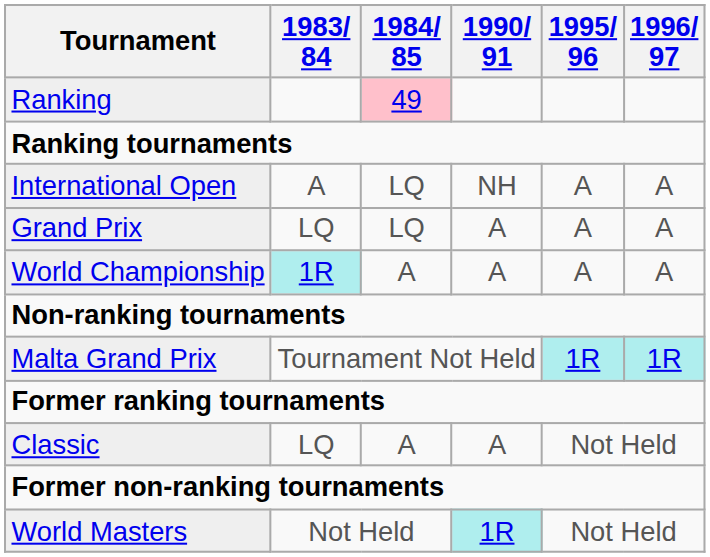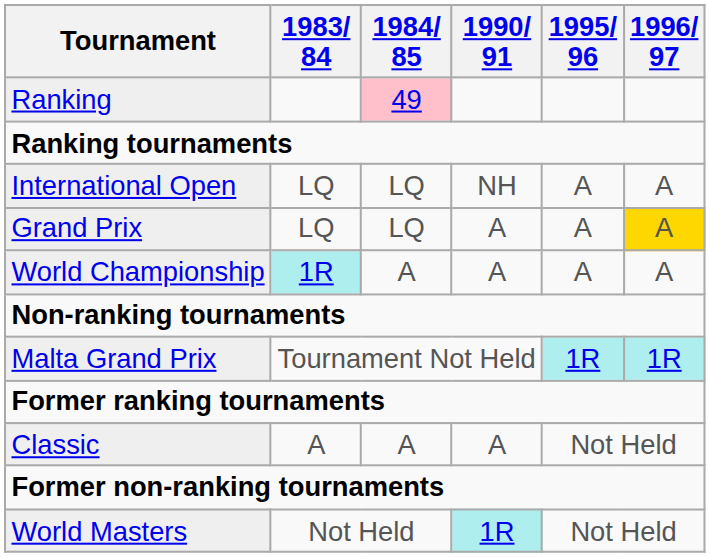(316, 186) A -> (316, 186) LQ
(664, 229) no background -> (664, 229) gold background
(316, 444) LQ -> (316, 444) A
